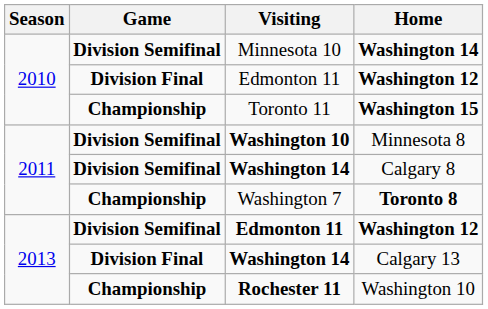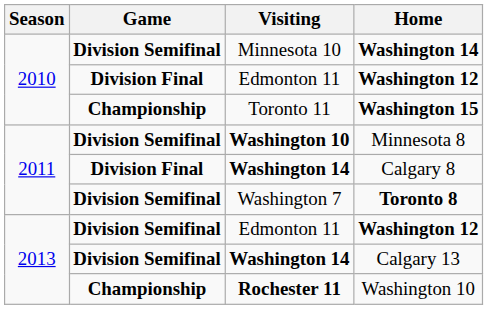(147, 169) Division Semifinal -> (147, 169) Division Final
(147, 199) Championship -> (147, 199) Division Semifinal
(289, 229) bold -> (289, 229) normal
(147, 259) Division Final -> (147, 259) Division Semifinal
